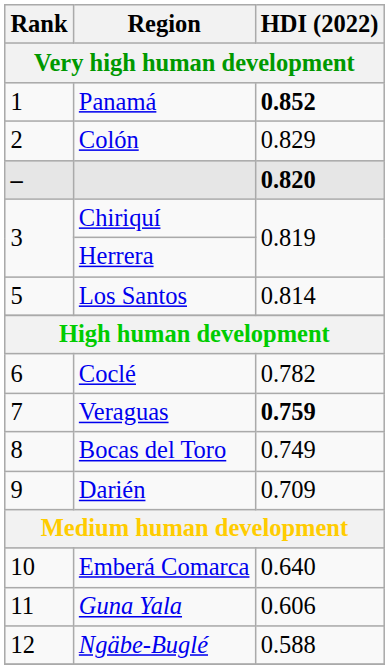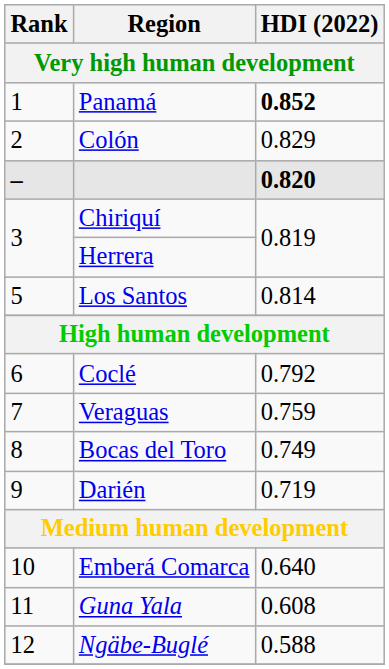(288, 373) 0.782 -> (288, 373) 0.792
(288, 412) bold -> (288, 412) normal
(288, 489) 0.709 -> (288, 489) 0.719
(288, 606) 0.606 -> (288, 606) 0.608
